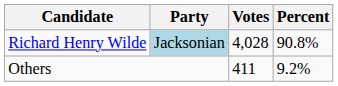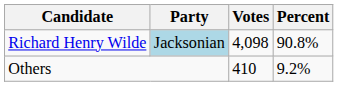(250, 42) 4,028 -> (250, 42) 4,098
(244, 68) 411 -> (244, 68) 410
